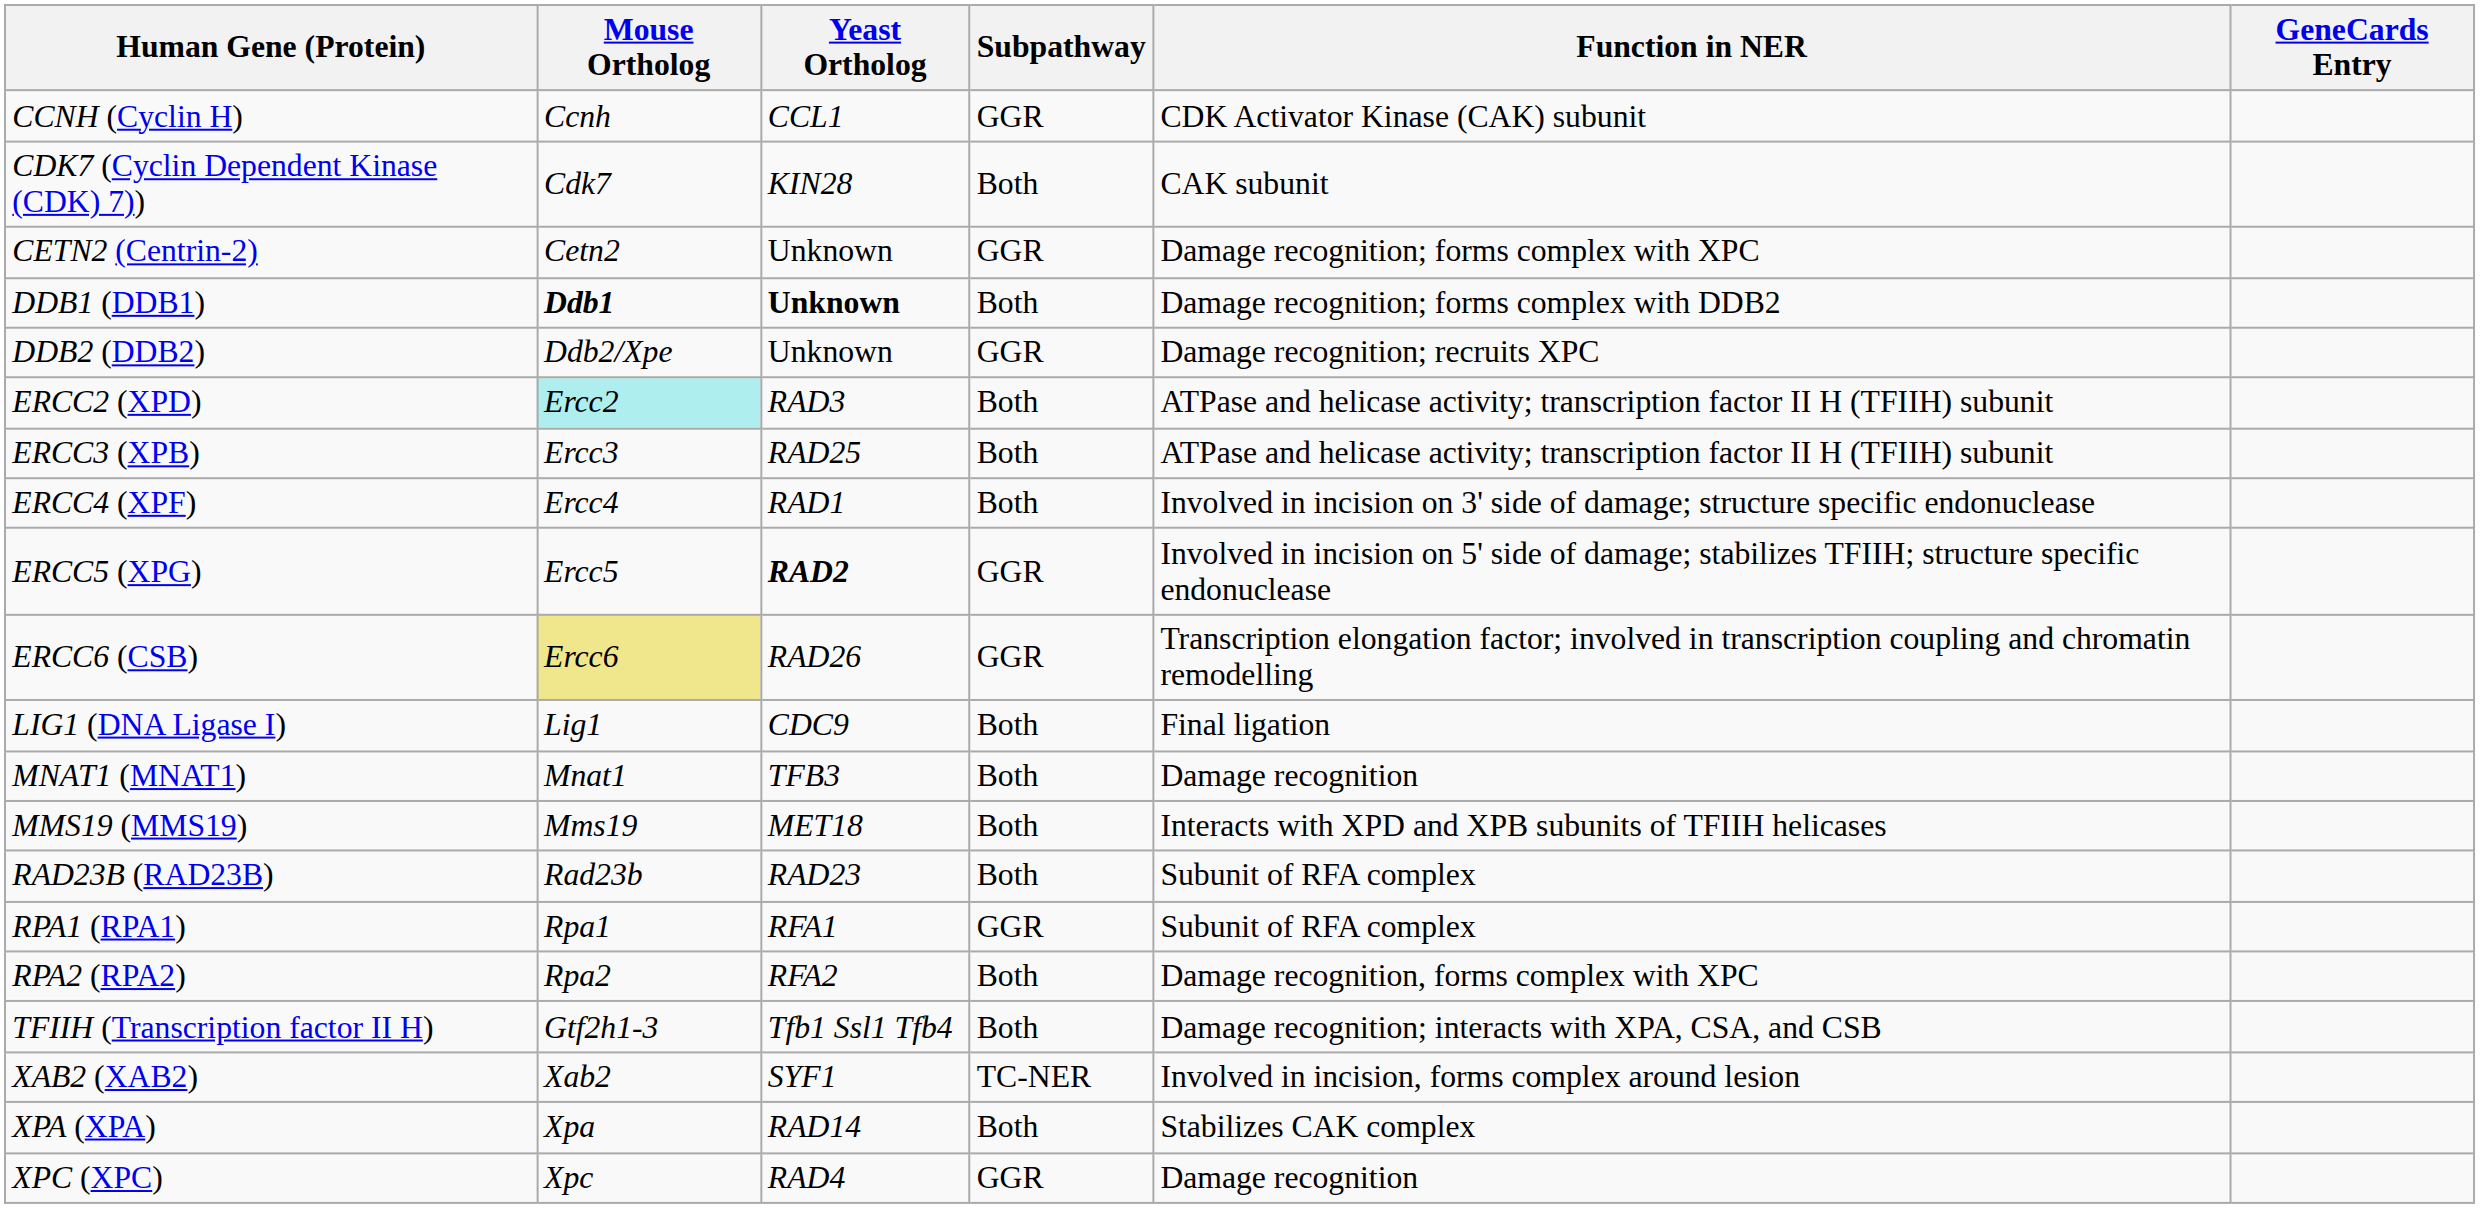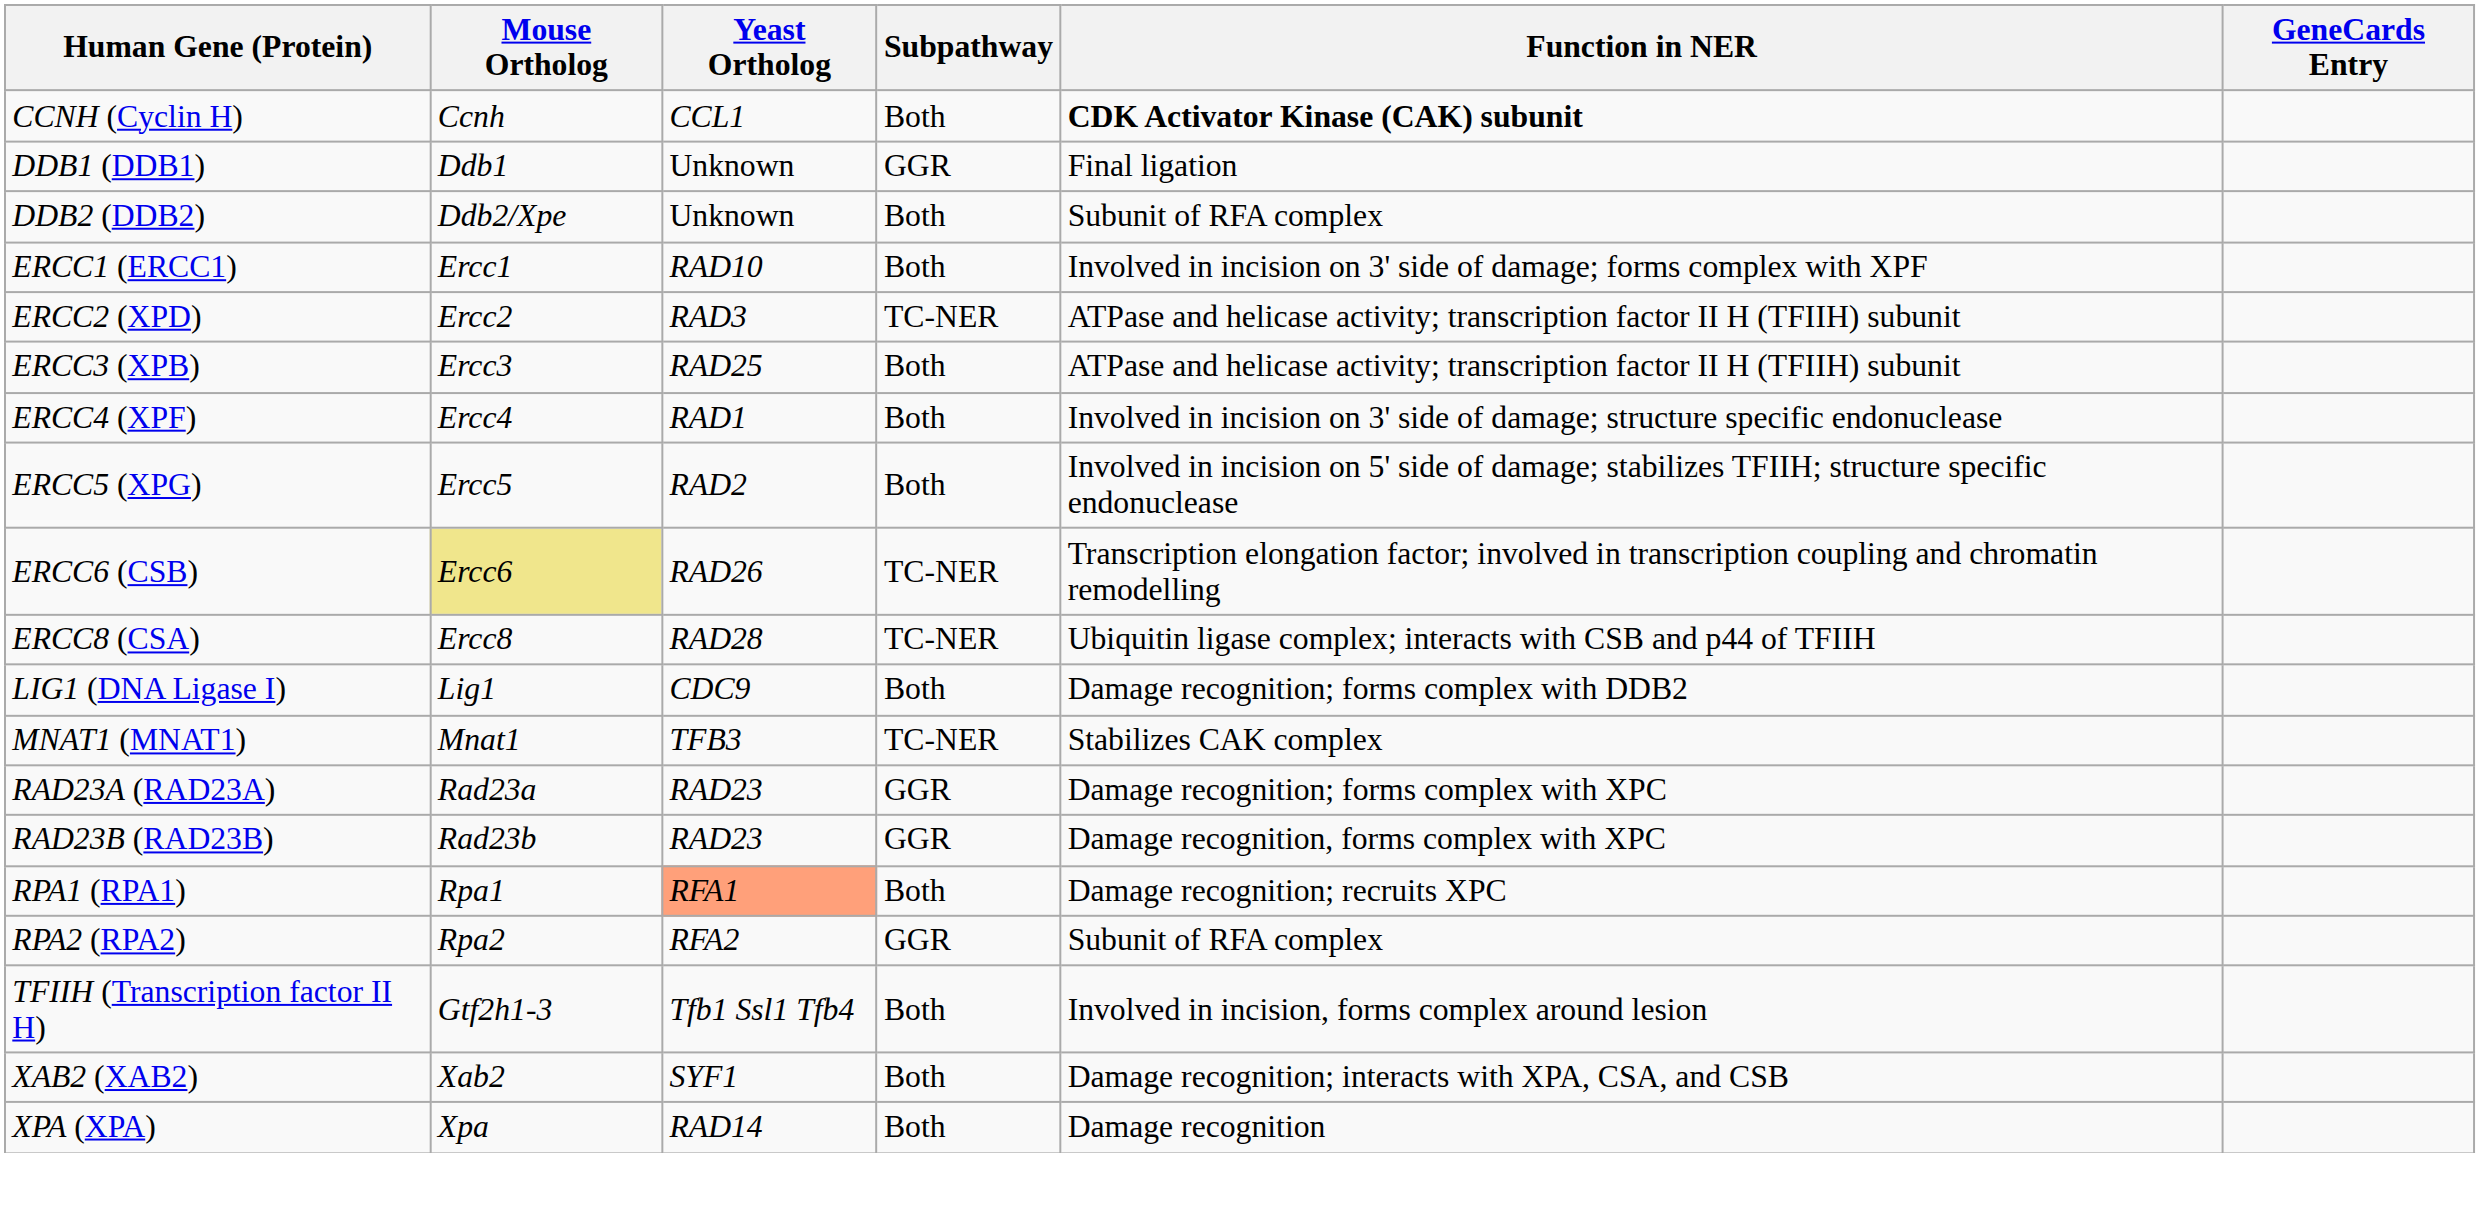(1010, 115) GGR -> (915, 115) Both
(1403, 115) normal -> (1325, 115) bold
- row: (225, 183)
- row: (135, 251)
(579, 301) bold -> (473, 165) normal
(834, 301) bold -> (732, 165) normal
(1008, 301) Both -> (917, 165) GGR
(1471, 301) Damage recognition; forms complex with DDB2 -> (1153, 165) Final ligation
(1010, 352) GGR -> (915, 215) Both
(1380, 352) Damage recognition; recruits XPC -> (1225, 215) Subunit of RFA complex
+ row: (125, 266)
(581, 402) paleturquoise background -> (475, 316) no background
(1008, 402) Both -> (941, 316) TC-NER
(808, 570) bold -> (708, 485) normal
(1010, 570) GGR -> (915, 485) Both
(1010, 656) GGR -> (941, 570) TC-NER
+ row: (106, 638)
(1245, 724) Final ligation -> (1378, 689) Damage recognition; forms complex with DDB2
(1008, 775) Both -> (941, 739) TC-NER
(1289, 775) Damage recognition -> (1225, 739) Stabilizes CAK complex
- row: (130, 825)
+ row: (144, 789)
(1008, 875) Both -> (917, 839) GGR
(1318, 875) Subunit of RFA complex -> (1367, 839) Damage recognition, forms complex with XPC
(803, 925) no background -> (704, 890) lightsalmon background
(1010, 925) GGR -> (915, 890) Both
(1318, 925) Subunit of RFA complex -> (1287, 890) Damage recognition; recruits XPC
(1008, 976) Both -> (917, 940) GGR
(1460, 976) Damage recognition, forms complex with XPC -> (1225, 940) Subunit of RFA complex
(1521, 1026) Damage recognition; interacts with XPA, CSA, and CSB -> (1387, 1008) Involved in incision, forms complex around lesion
(1034, 1076) TC-NER -> (915, 1076) Both
(1480, 1076) Involved in incision, forms complex around lesion -> (1428, 1076) Damage recognition; interacts with XPA, CSA, and CSB
(1318, 1126) Stabilizes CAK complex -> (1197, 1126) Damage recognition
- row: (88, 1177)
